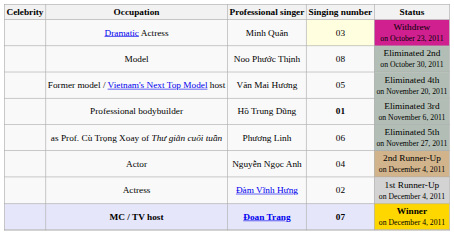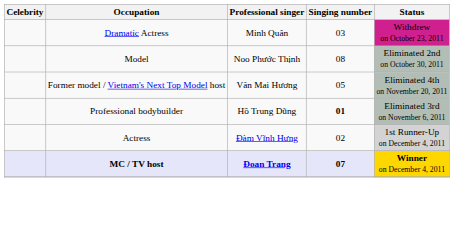(340, 33) lightyellow background -> (340, 33) no background
- row: (137, 138)
- row: (137, 164)
